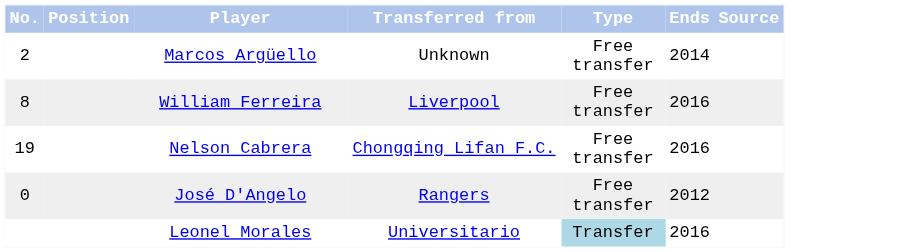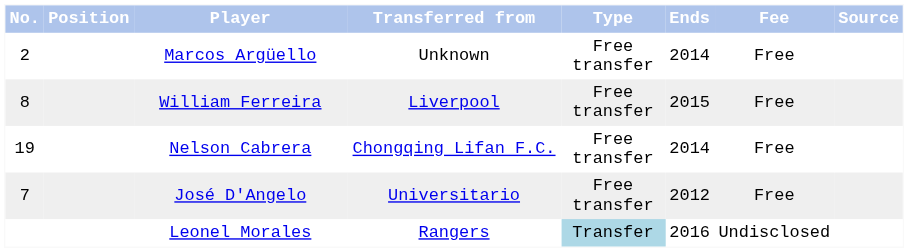+ column: (774, 19)
(690, 103) 2016 -> (690, 103) 2015
(690, 149) 2016 -> (690, 149) 2014
(25, 196) 0 -> (25, 196) 7
(454, 196) Rangers -> (454, 196) Universitario
(454, 233) Universitario -> (454, 233) Rangers
